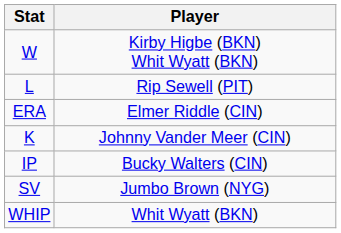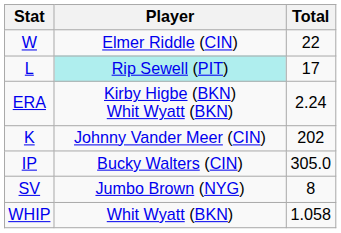+ column: (311, 17)
(195, 52) Kirby Higbe (BKN) Whit Wyatt (BKN) -> (170, 42) Elmer Riddle (CIN)
(195, 86) no background -> (170, 68) paleturquoise background
(195, 112) Elmer Riddle (CIN) -> (170, 103) Kirby Higbe (BKN) Whit Wyatt (BKN)
